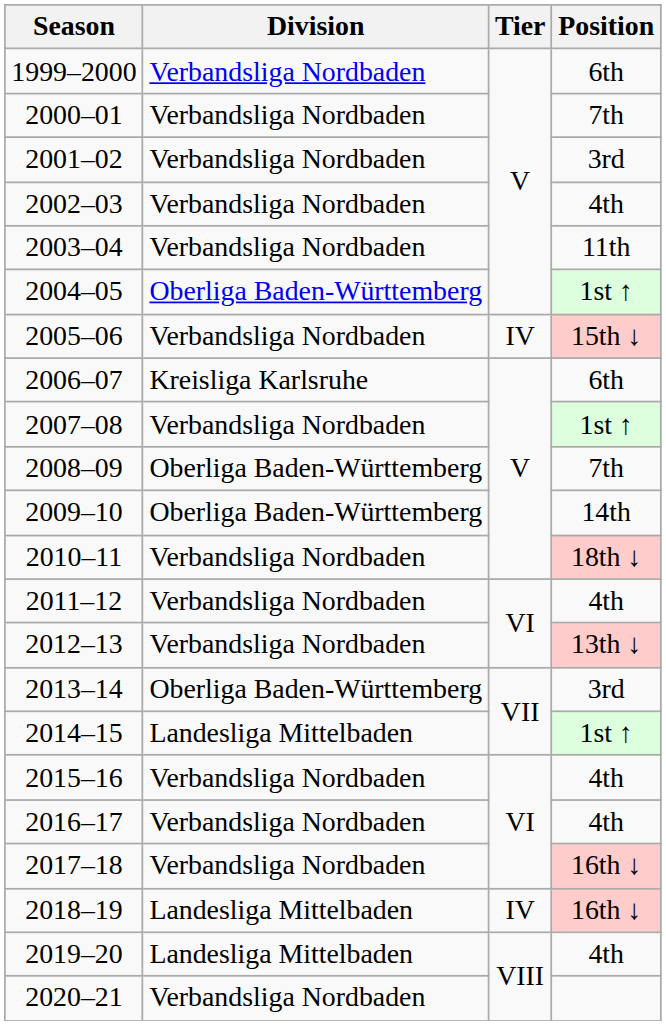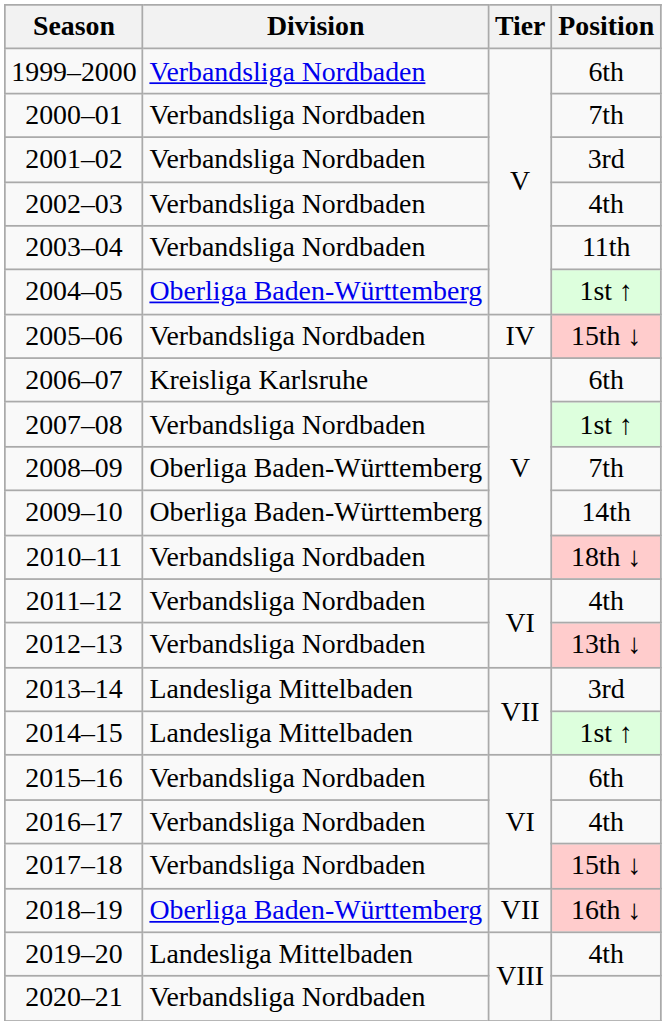(316, 688) Oberliga Baden-Württemberg -> (281, 688) Landesliga Mittelbaden
(606, 777) 4th -> (606, 777) 6th
(606, 865) 16th ↓ -> (606, 865) 15th ↓
(281, 909) Landesliga Mittelbaden -> (316, 909) Oberliga Baden-Württemberg
(520, 909) IV -> (520, 909) VII
